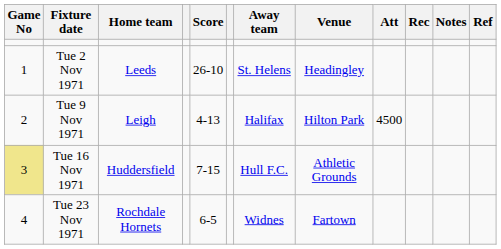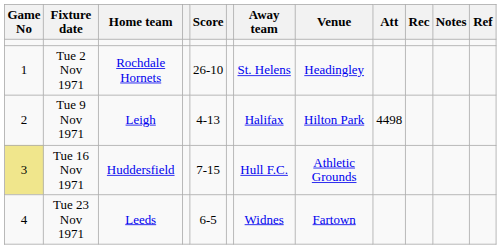(141, 70) Leeds -> (141, 70) Rochdale Hornets
(389, 120) 4500 -> (389, 120) 4498
(141, 219) Rochdale Hornets -> (141, 219) Leeds
